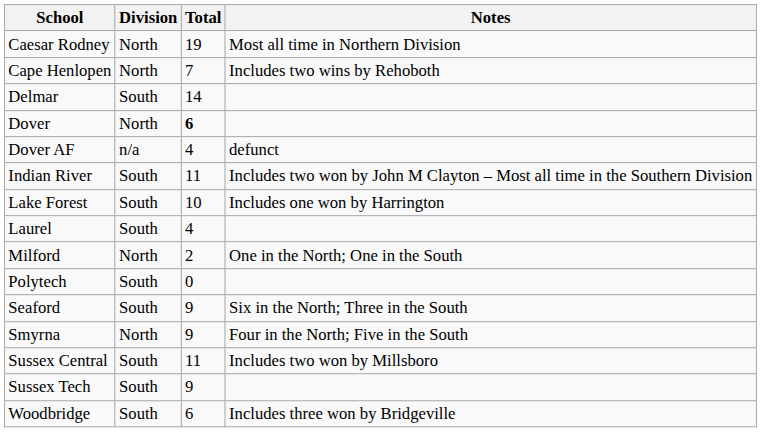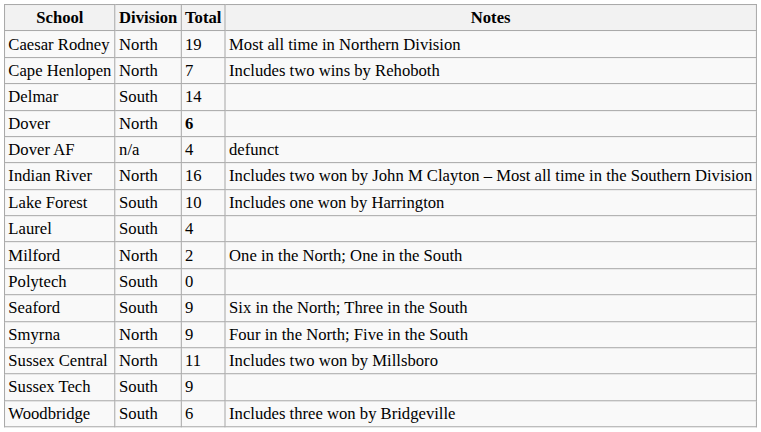(138, 176) South -> (138, 176) North
(193, 176) 11 -> (193, 176) 16
(138, 360) South -> (138, 360) North
